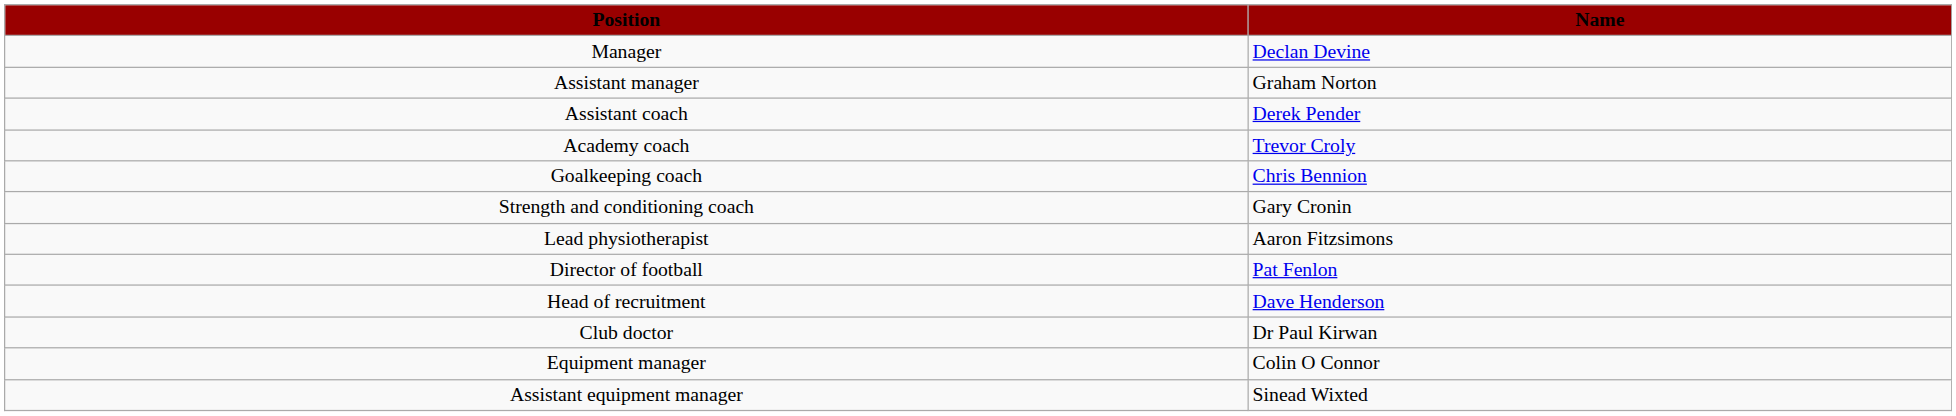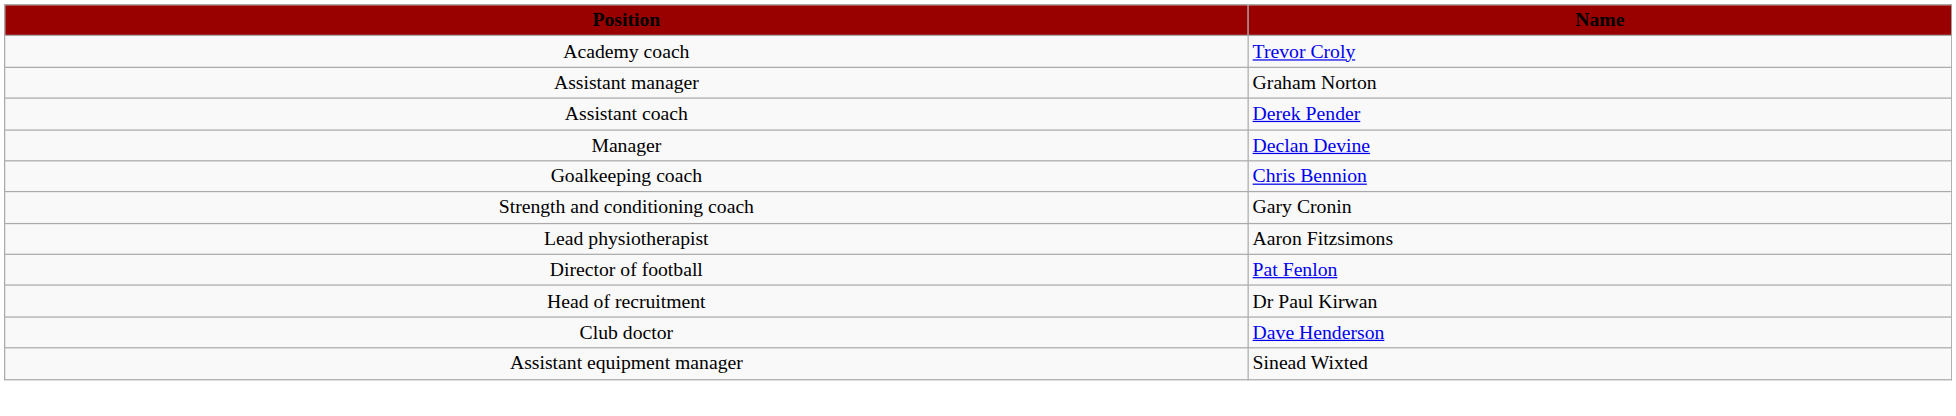rows swapped: (626, 51) <-> (626, 144)
(1318, 301) Dave Henderson -> (1315, 301) Dr Paul Kirwan
(1315, 332) Dr Paul Kirwan -> (1318, 332) Dave Henderson
- row: (626, 363)
